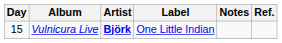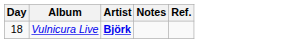- column: (175, 13)
(17, 30) 15 -> (17, 30) 18
